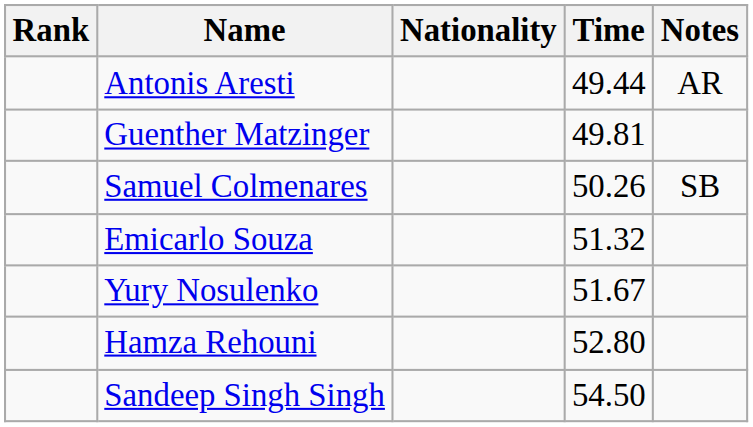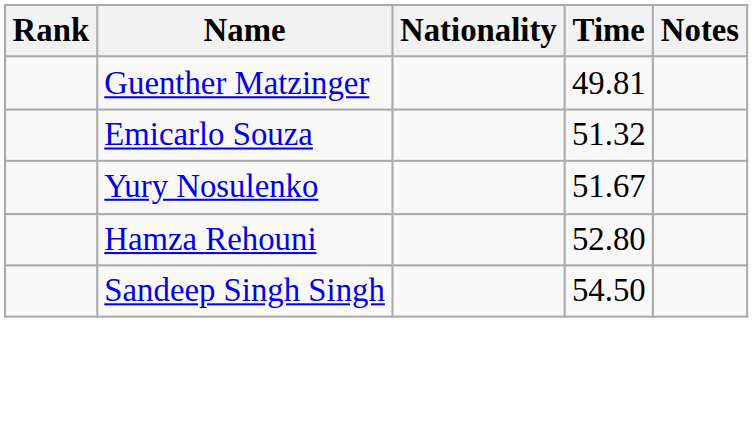- row: (200, 82)
- row: (236, 186)
